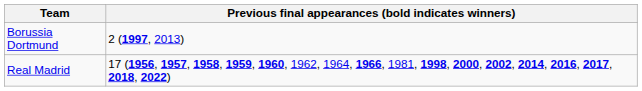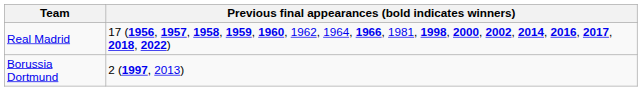rows swapped: (33, 38) <-> (39, 70)
